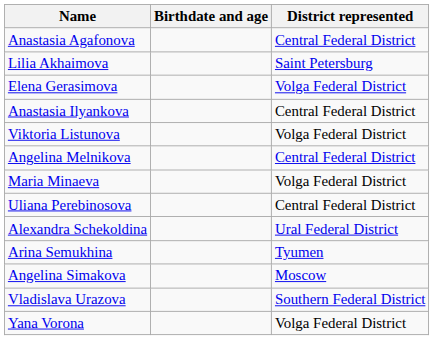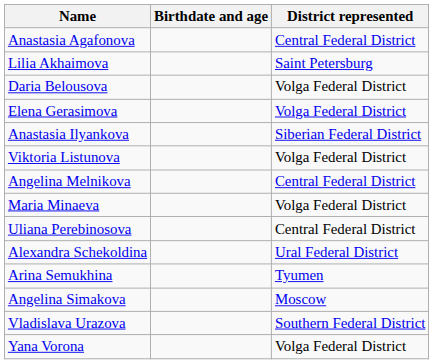+ row: (58, 87)
(345, 110) Central Federal District -> (348, 134) Siberian Federal District
